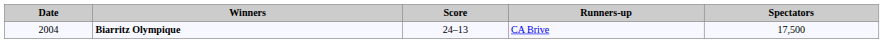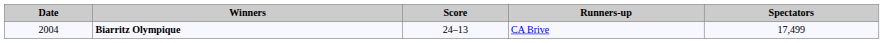(791, 30) 17,500 -> (791, 30) 17,499
